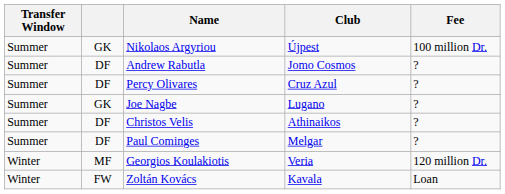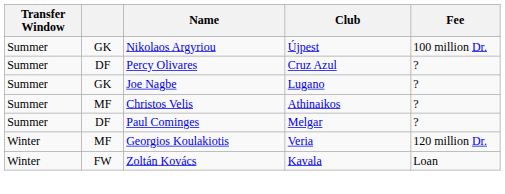- row: (166, 65)
(103, 122) DF -> (103, 103) MF
